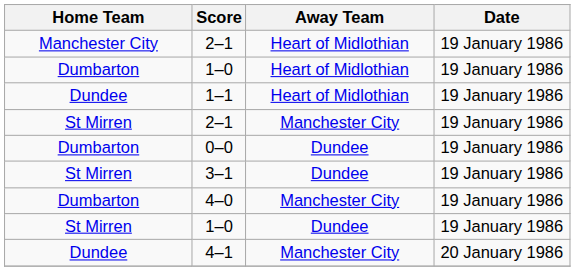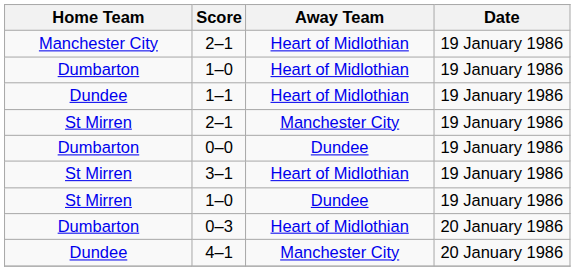(340, 174) Dundee -> (340, 174) Heart of Midlothian
- row: (98, 200)
+ row: (98, 226)
